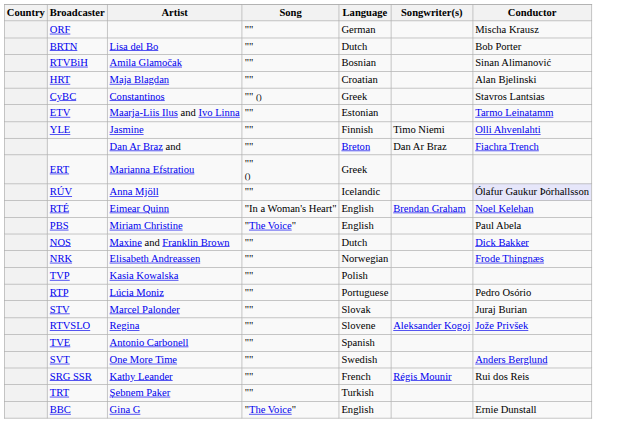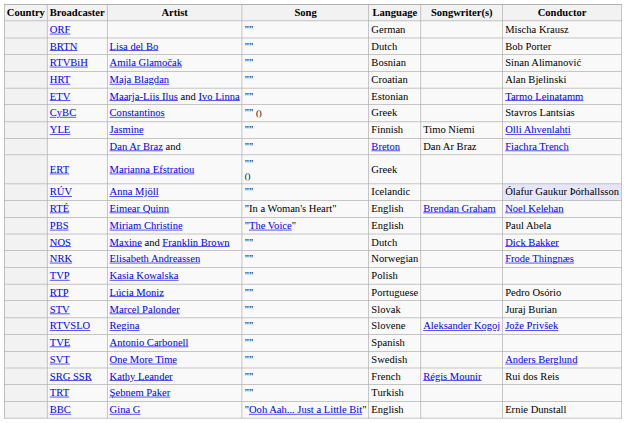rows swapped: (63, 96) <-> (60, 113)
(270, 409) "The Voice" -> (306, 409) "Ooh Aah... Just a Little Bit"
